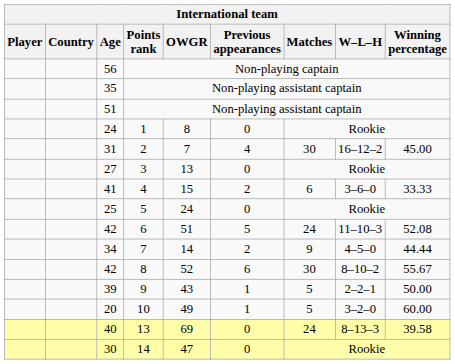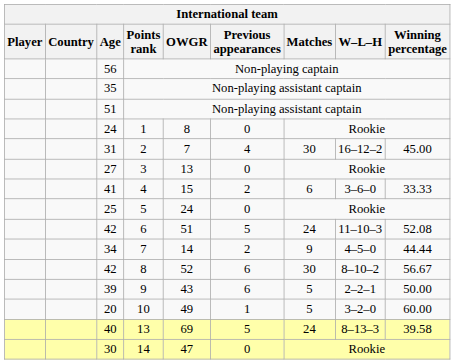(418, 269) 55.67 -> (418, 269) 56.67
(247, 289) 1 -> (247, 289) 6
(247, 329) 0 -> (247, 329) 5
